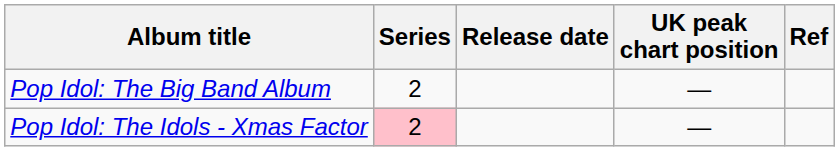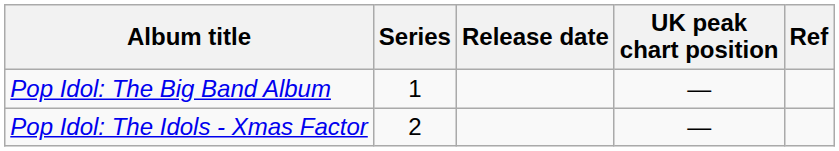(415, 88) 2 -> (415, 88) 1
(415, 126) pink background -> (415, 126) no background
